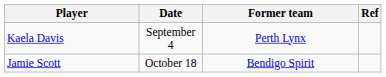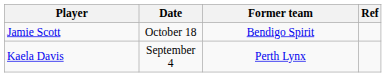rows swapped: (35, 38) <-> (34, 63)
